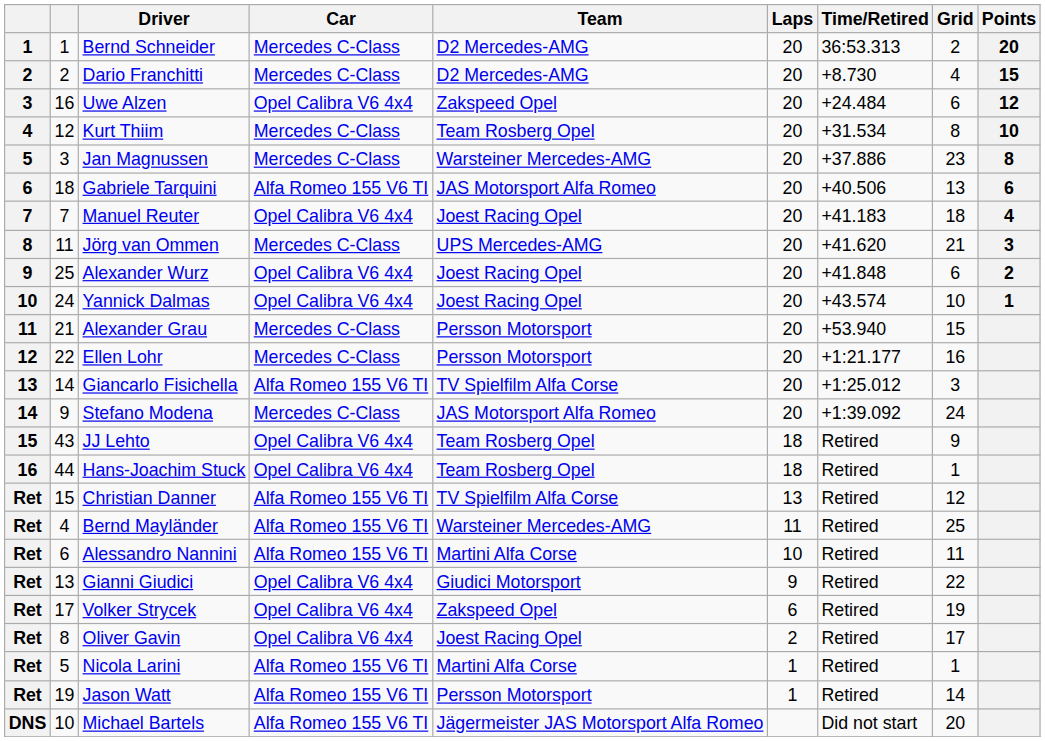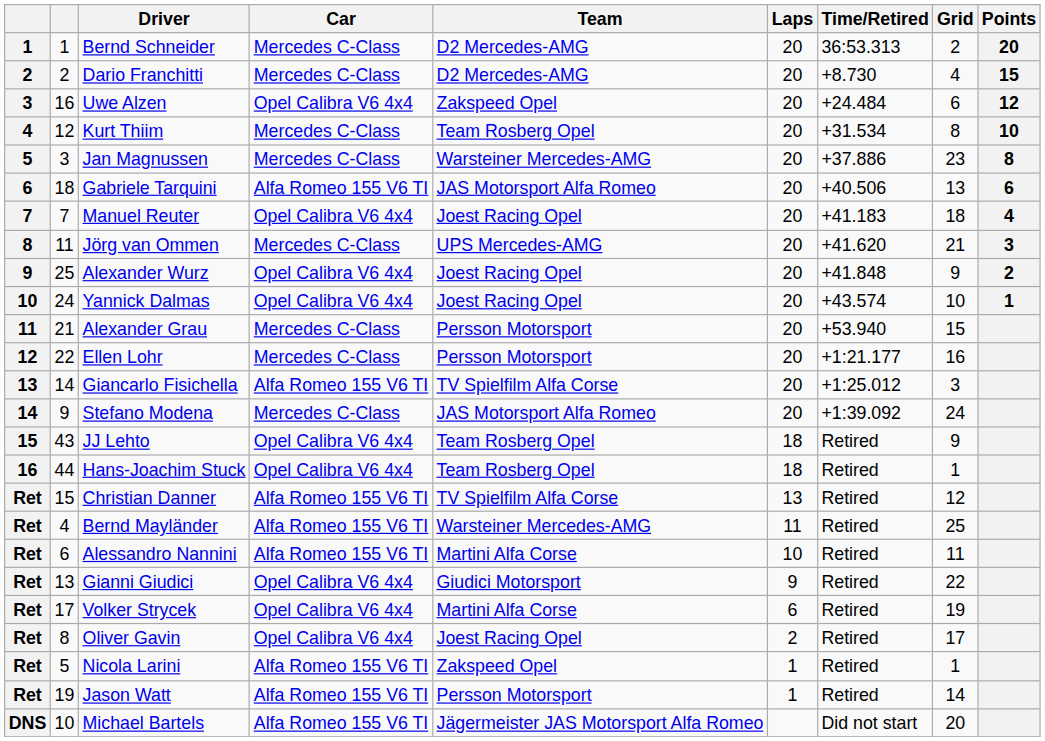(955, 272) 6 -> (955, 272) 9
(497, 610) Zakspeed Opel -> (507, 610) Martini Alfa Corse
(507, 666) Martini Alfa Corse -> (497, 666) Zakspeed Opel
